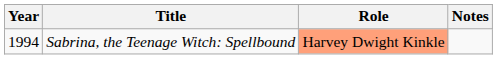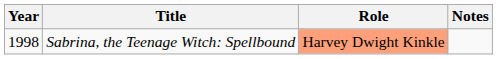(24, 41) 1994 -> (24, 41) 1998
